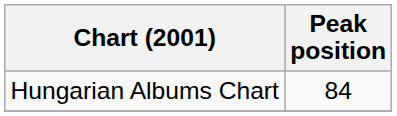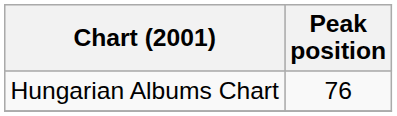(338, 90) 84 -> (338, 90) 76
